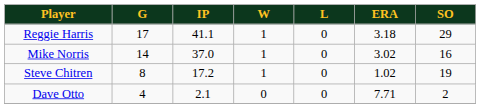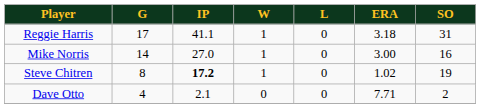(445, 34) 29 -> (445, 34) 31
(203, 53) 37.0 -> (203, 53) 27.0
(385, 53) 3.02 -> (385, 53) 3.00
(203, 73) normal -> (203, 73) bold
